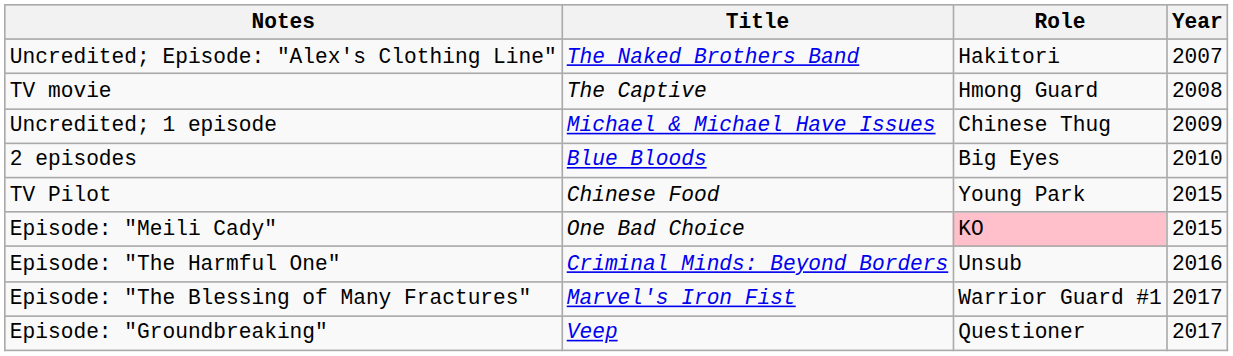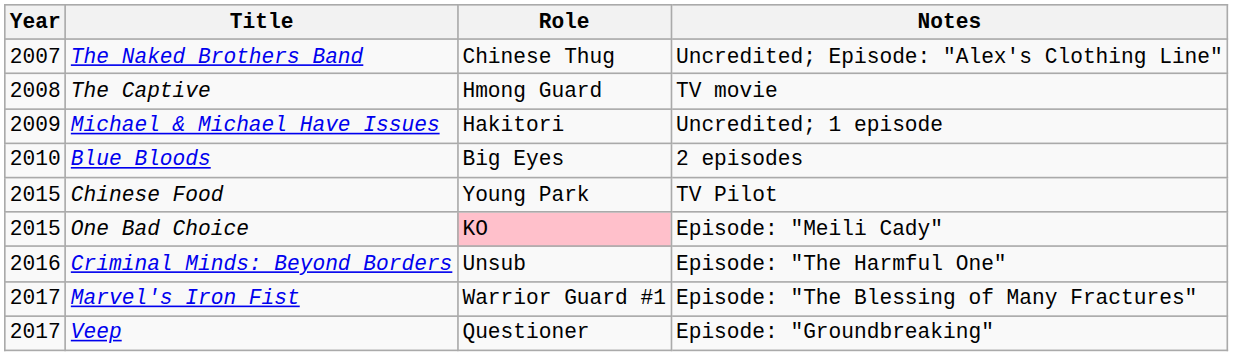columns swapped: (1197, 22) <-> (283, 22)
(1009, 57) Hakitori -> (539, 57) Chinese Thug
(1035, 126) Chinese Thug -> (513, 126) Hakitori
